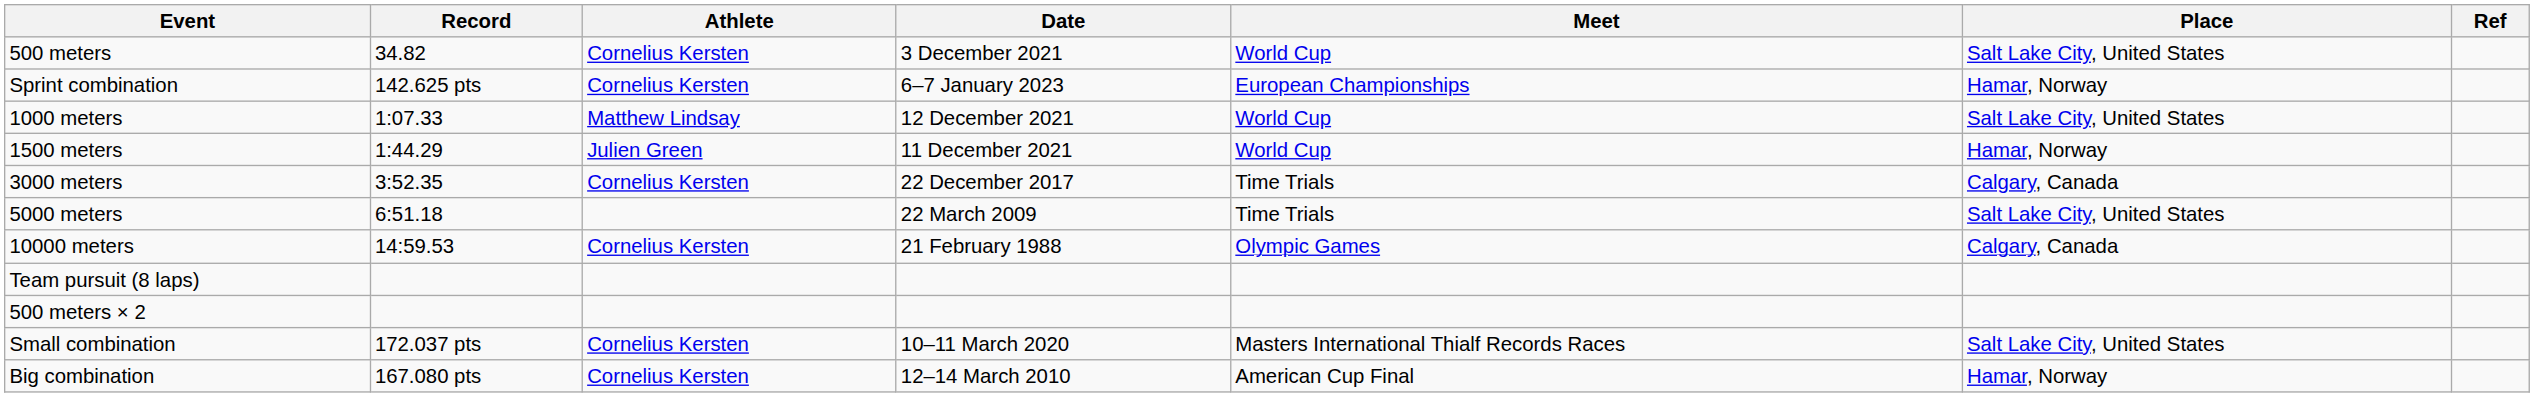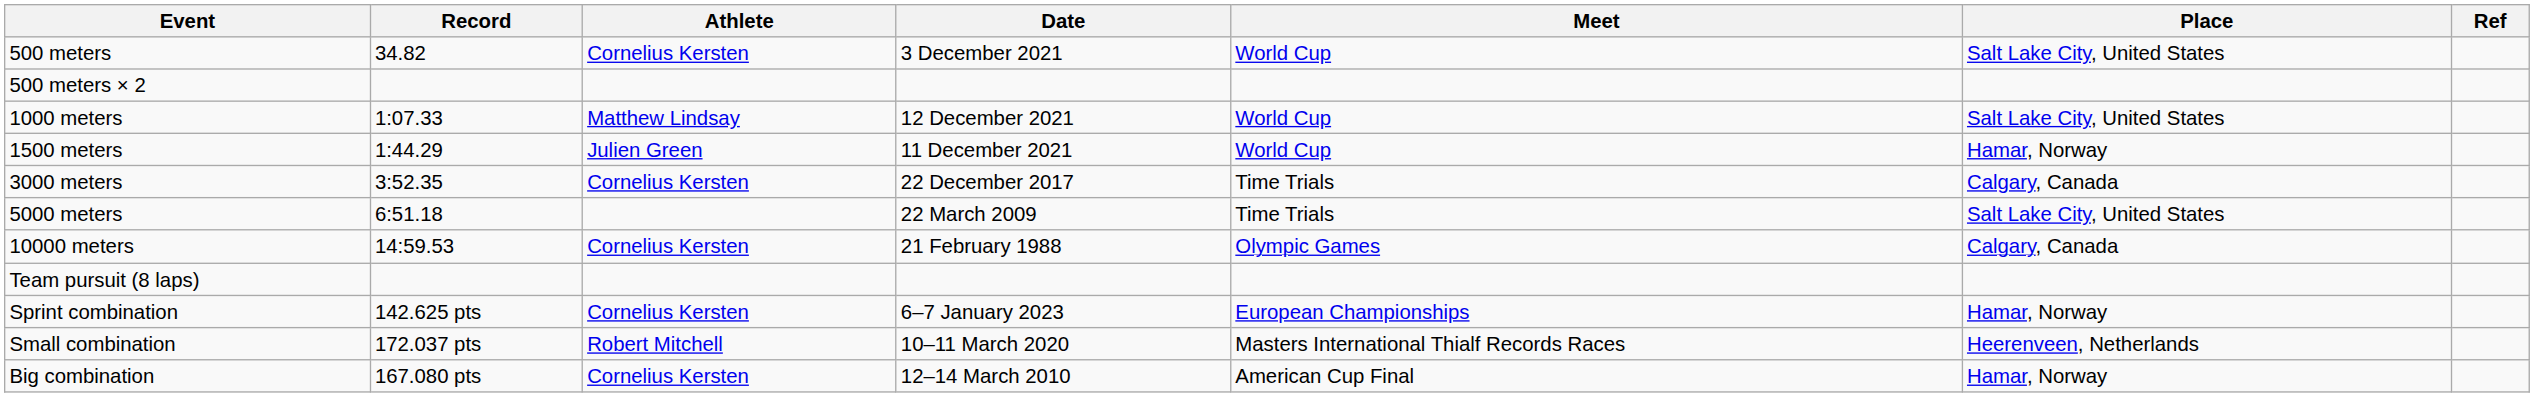rows swapped: (78, 311) <-> (94, 85)
(668, 343) Cornelius Kersten -> (655, 343) Robert Mitchell
(2096, 343) Salt Lake City, United States -> (2083, 343) Heerenveen, Netherlands
